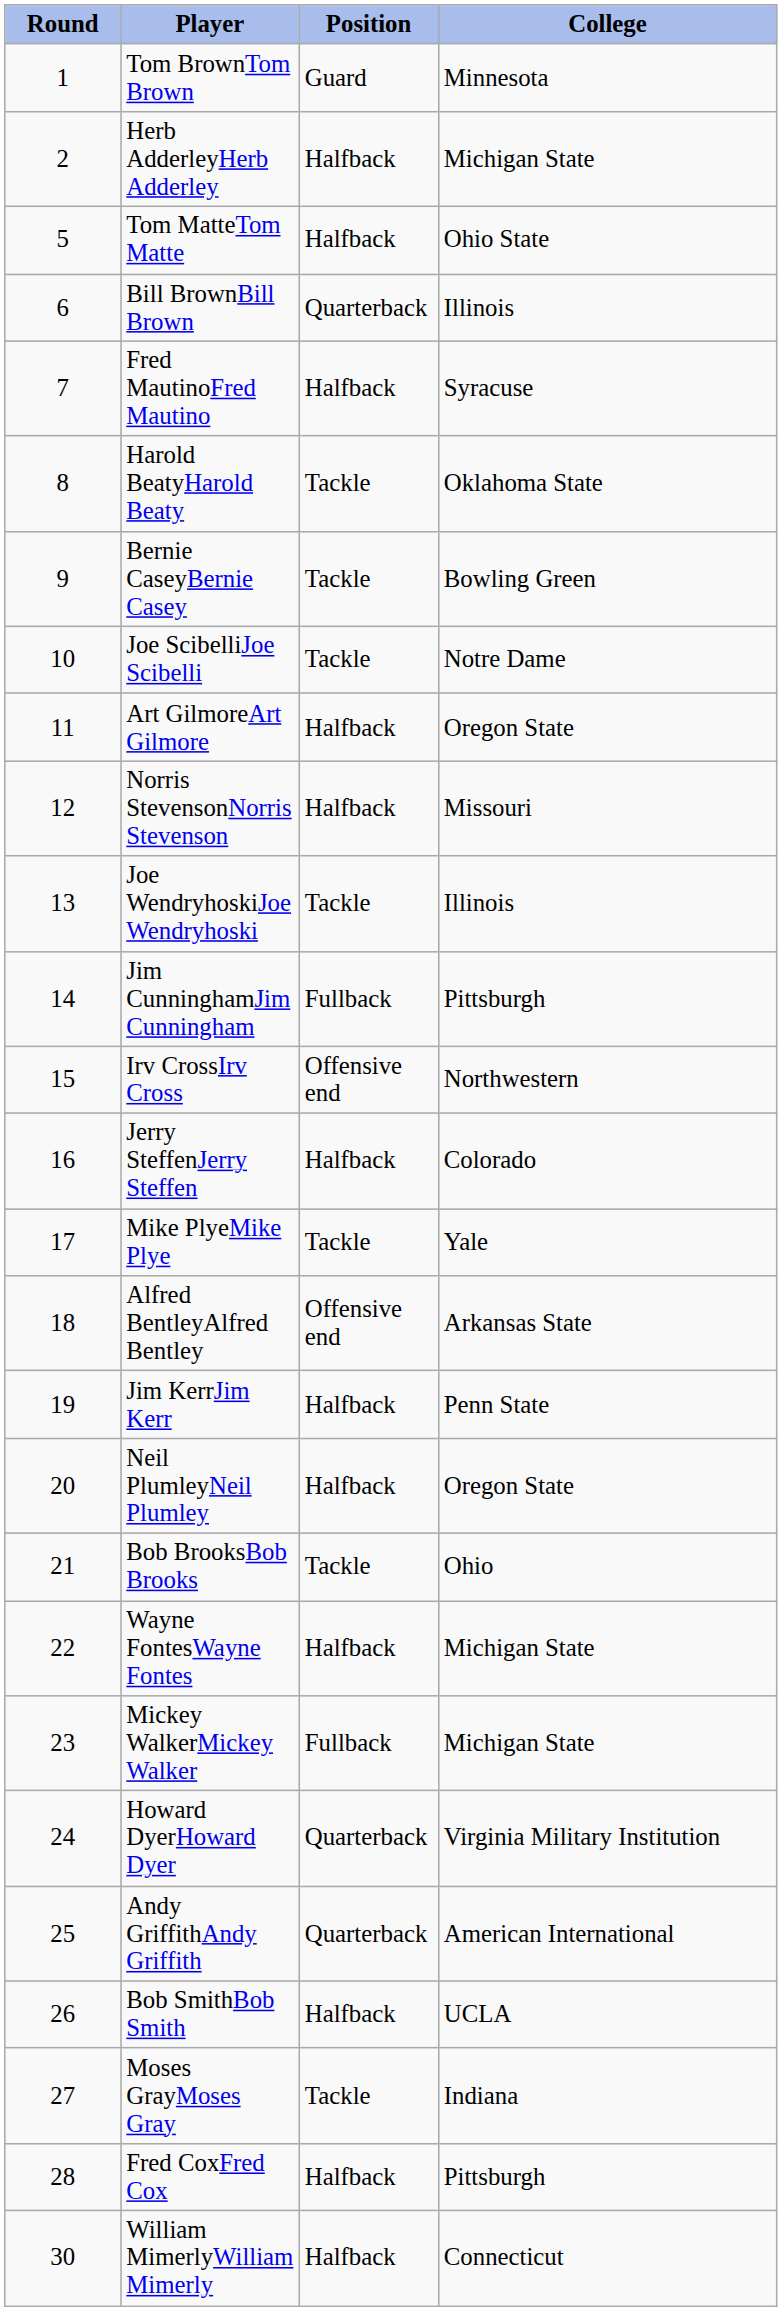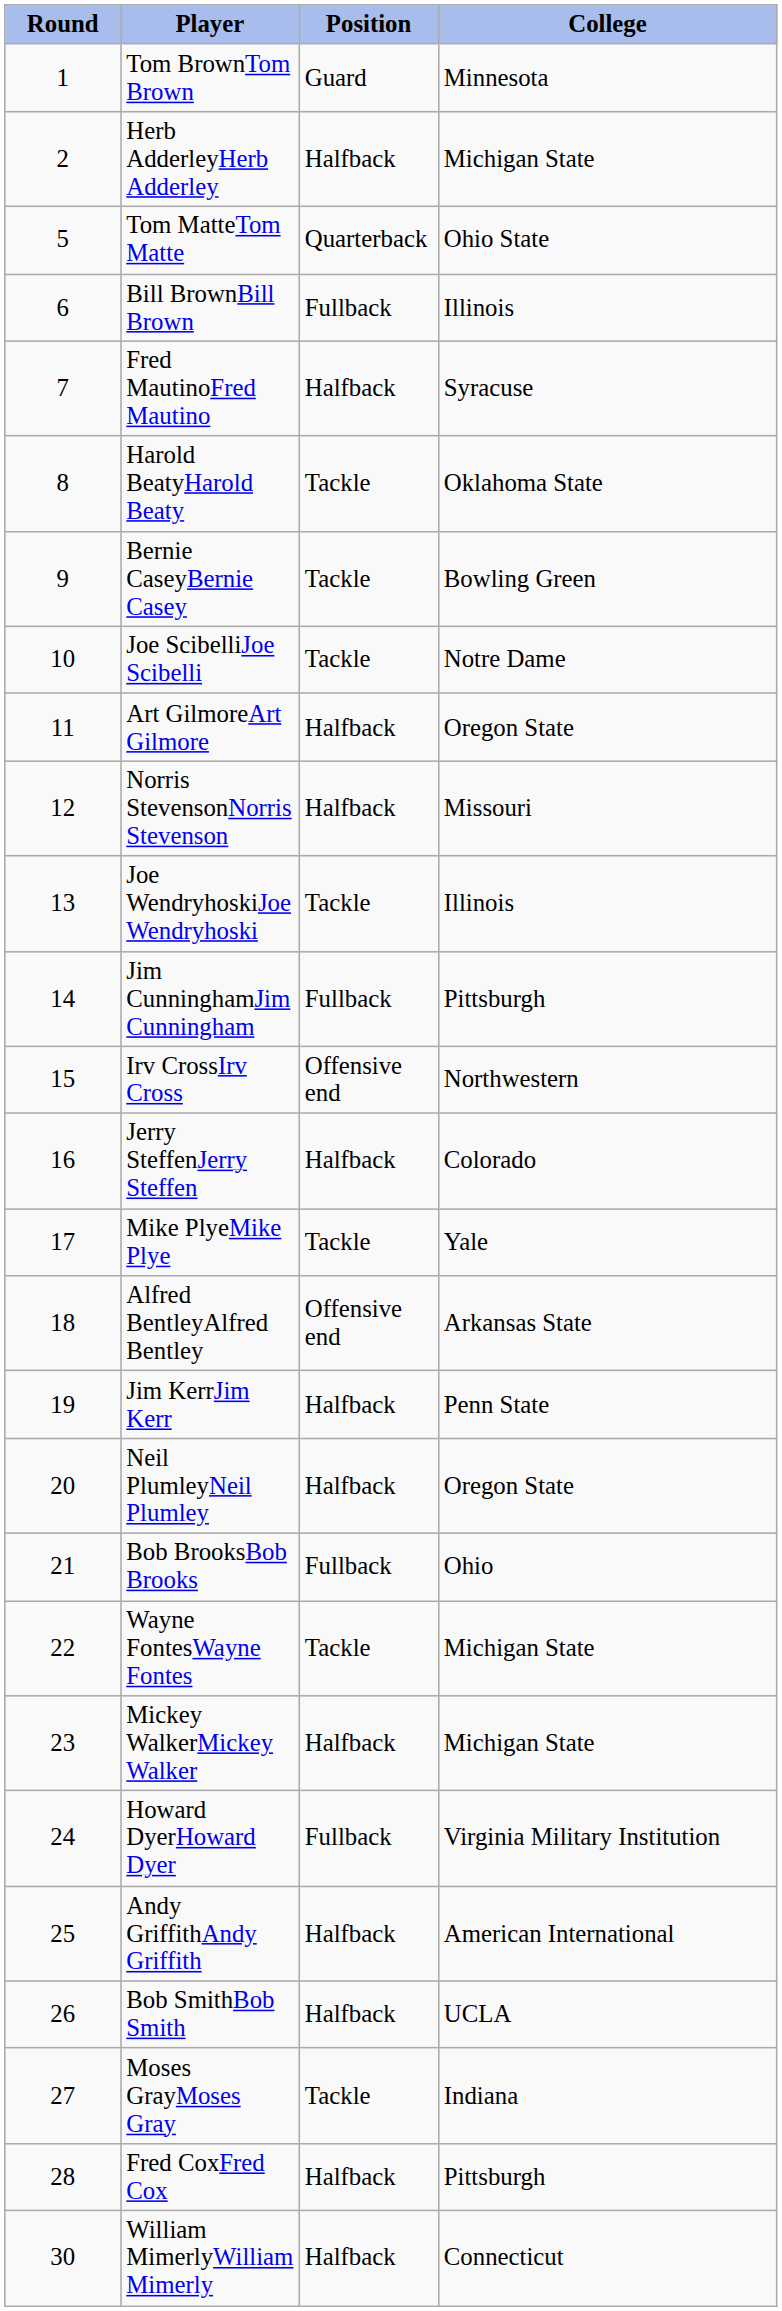(350, 239) Halfback -> (366, 239) Quarterback
(366, 307) Quarterback -> (348, 307) Fullback
(338, 1566) Tackle -> (348, 1566) Fullback
(350, 1647) Halfback -> (338, 1647) Tackle
(348, 1742) Fullback -> (350, 1742) Halfback
(366, 1838) Quarterback -> (348, 1838) Fullback
(366, 1933) Quarterback -> (350, 1933) Halfback
